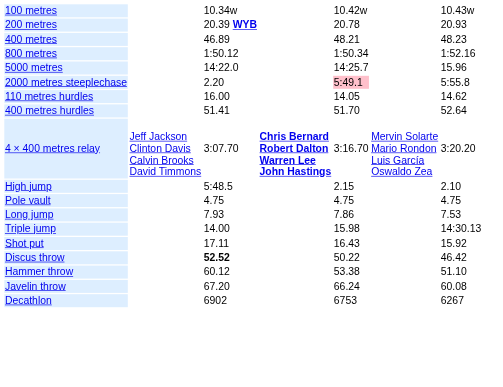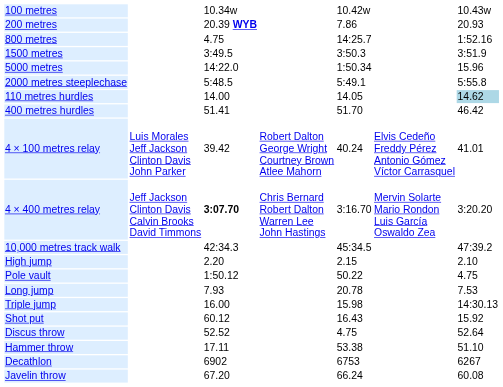(347, 25) 20.78 -> (347, 25) 7.86
- row: (31, 39)
(221, 53) 1:50.12 -> (214, 39) 4.75
(351, 53) 1:50.34 -> (354, 39) 14:25.7
+ row: (34, 53)
(351, 68) 14:25.7 -> (354, 68) 1:50.34
(214, 82) 2.20 -> (218, 82) 5:48.5
(348, 82) pink background -> (351, 82) no background
(217, 96) 16.00 -> (217, 96) 14.00
(454, 96) no background -> (471, 96) lightblue background
(454, 111) 52.64 -> (471, 111) 46.42
+ row: (52, 148)
(221, 148) normal -> (221, 209) bold
(295, 154) bold -> (293, 215) normal
+ row: (63, 247)
(218, 186) 5:48.5 -> (214, 261) 2.20
(214, 200) 4.75 -> (221, 276) 1:50.12
(344, 200) 4.75 -> (350, 276) 50.22
(344, 215) 7.86 -> (350, 290) 20.78
(217, 229) 14.00 -> (217, 304) 16.00
(216, 243) 17.11 -> (217, 319) 60.12
(217, 257) bold -> (217, 333) normal
(347, 257) 50.22 -> (347, 333) 4.75
(454, 257) 46.42 -> (471, 333) 52.64
(217, 272) 60.12 -> (216, 347) 17.11
rows swapped: (35, 286) <-> (28, 300)
